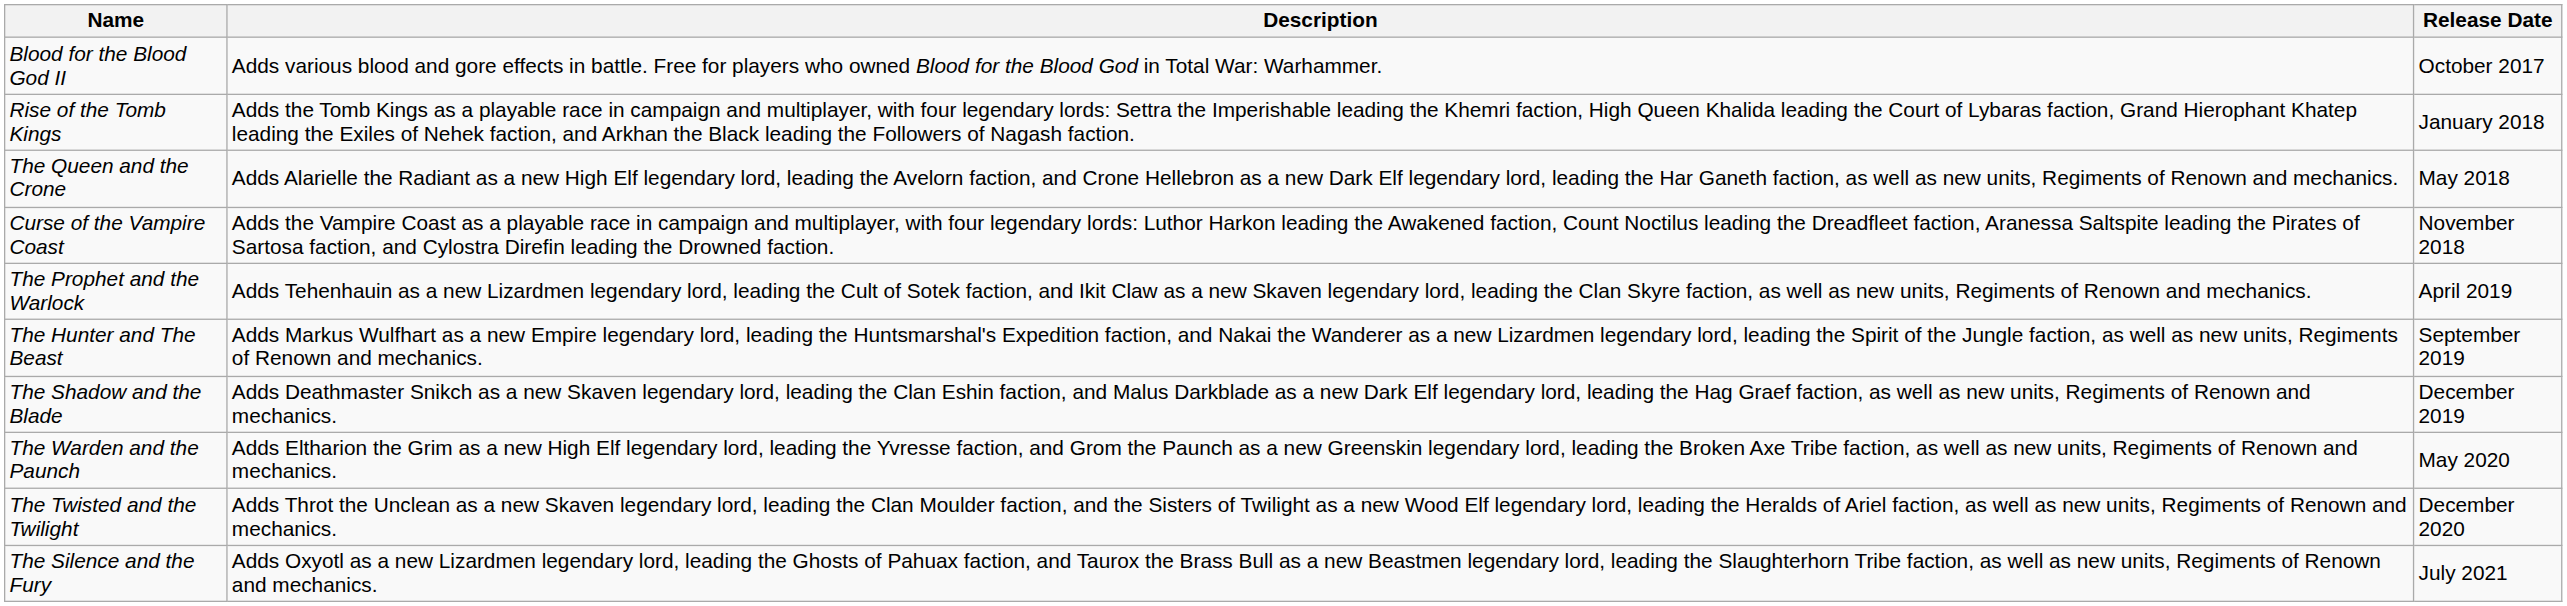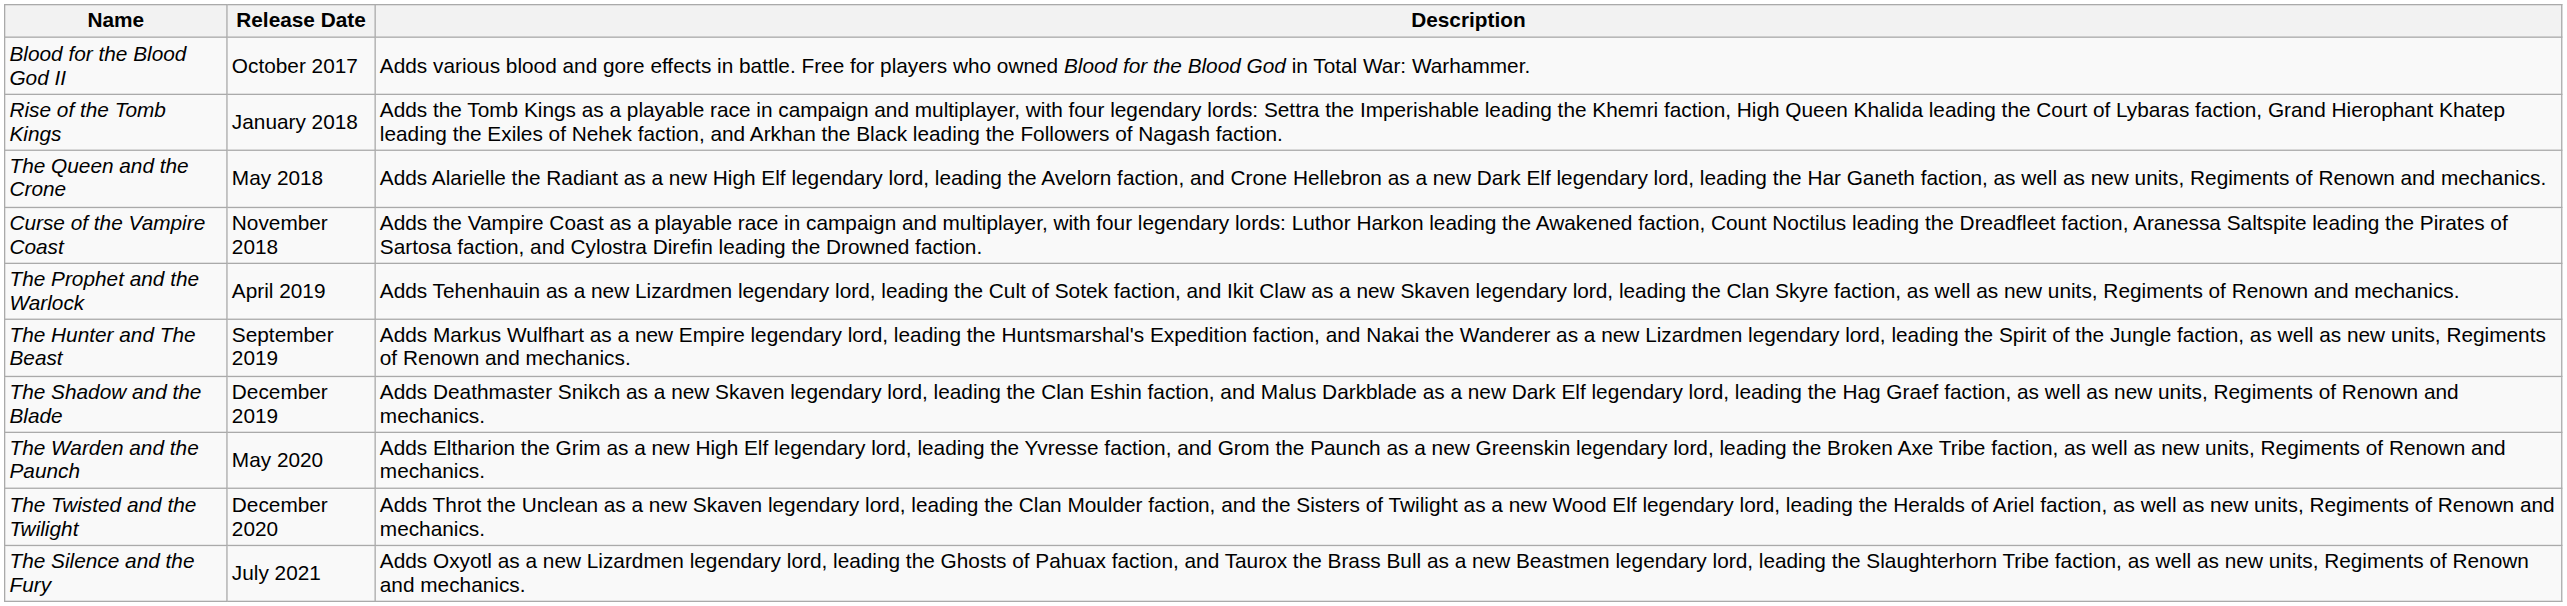columns swapped: (2488, 20) <-> (1320, 20)
